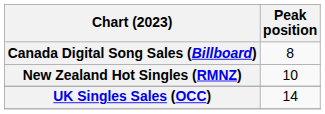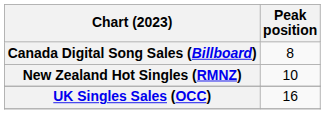(290, 97) 14 -> (290, 97) 16
